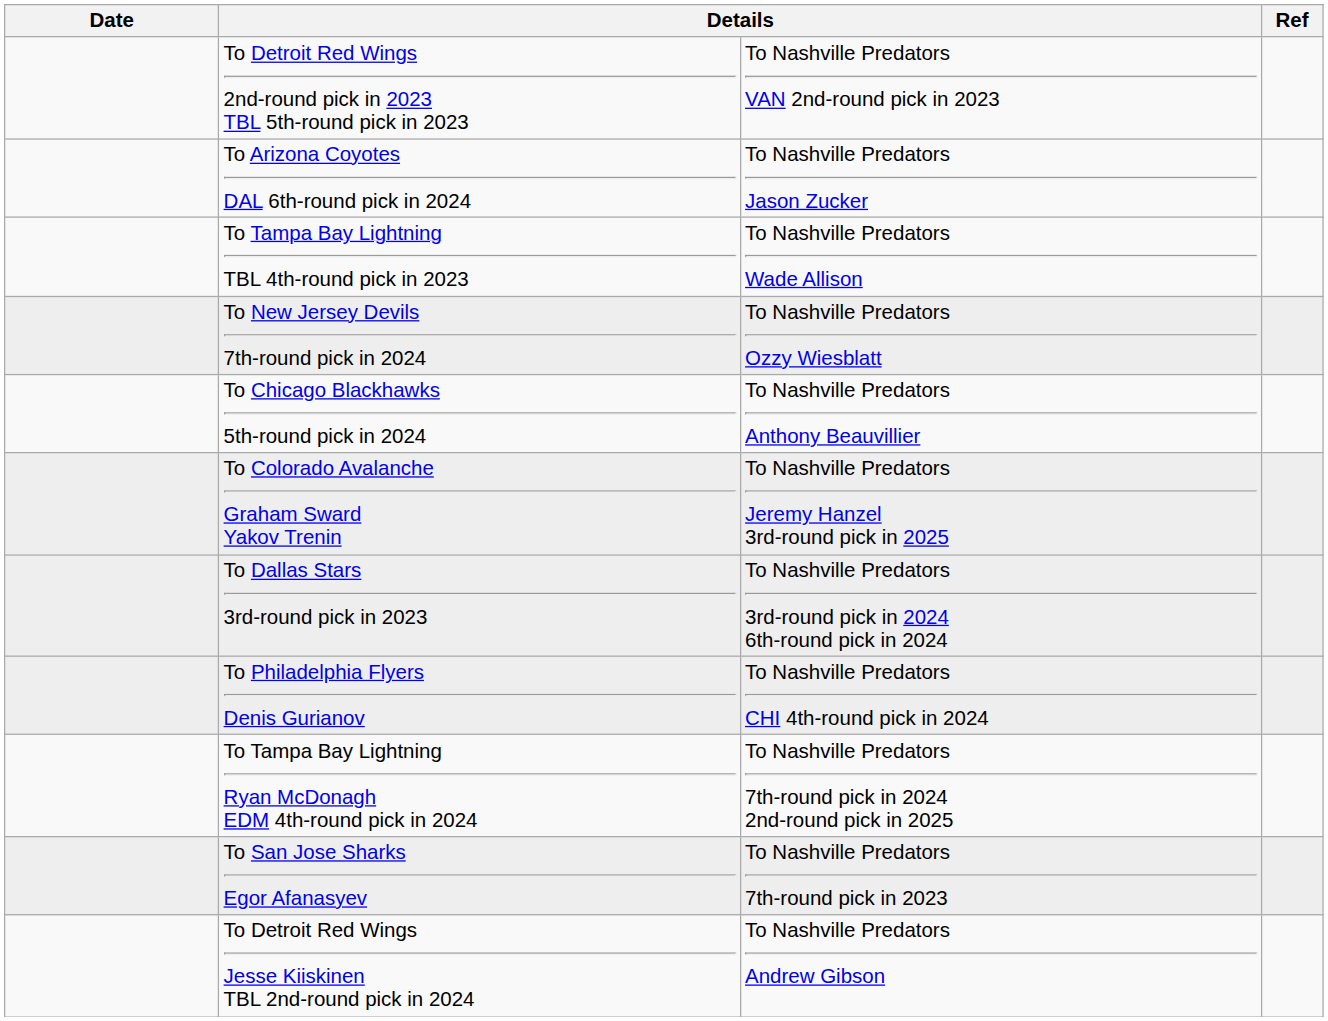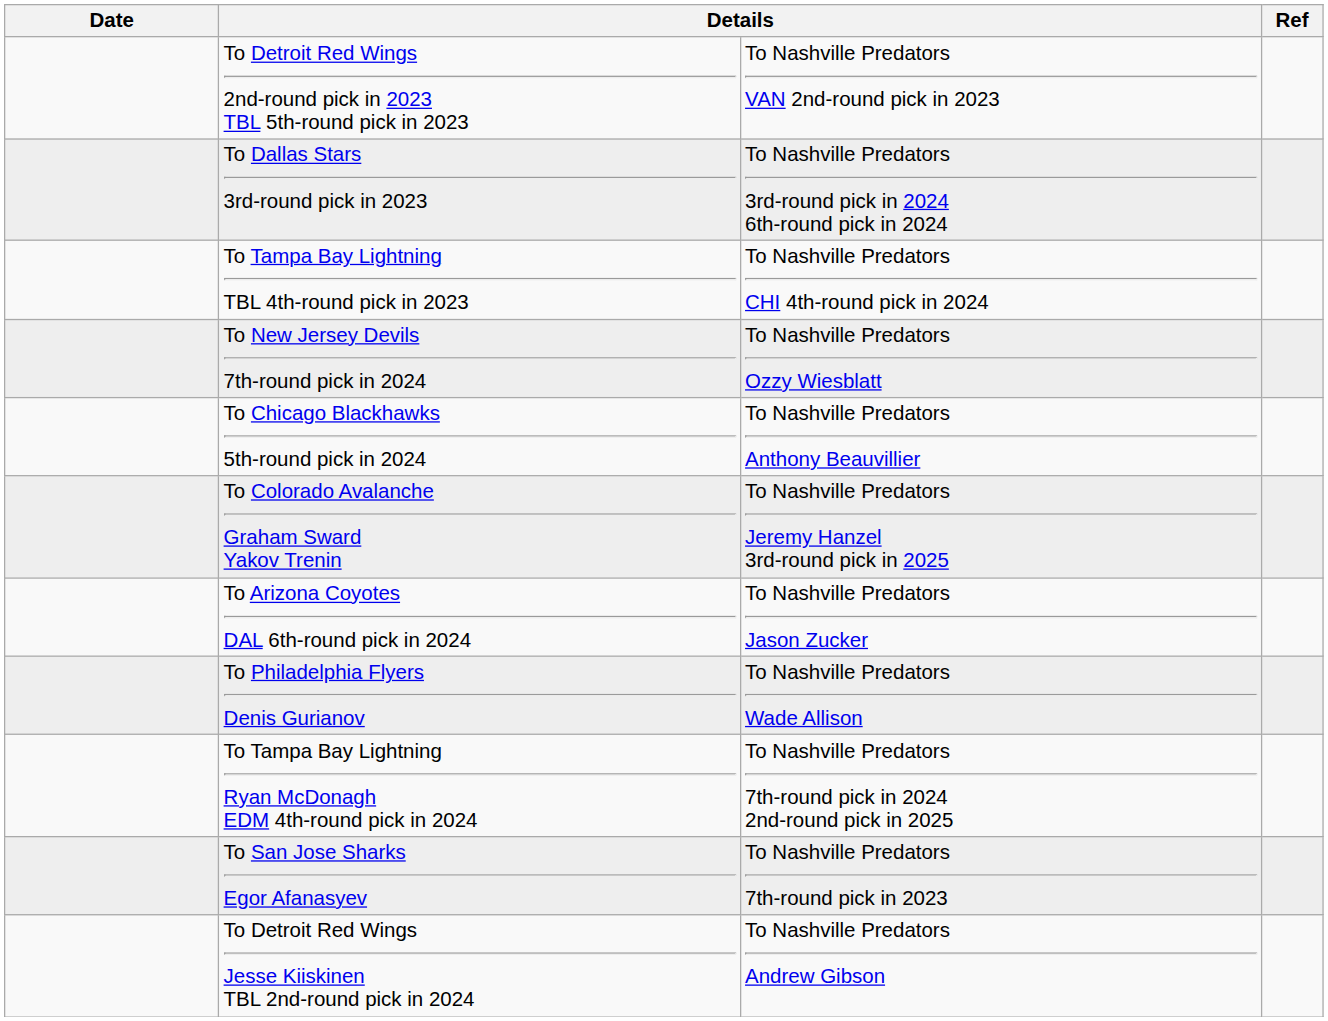rows swapped: (480, 593) <-> (480, 177)
(1001, 256) To Nashville Predators Wade Allison -> (1001, 279) To Nashville Predators CHI 4th-round pick in 2024
(1001, 695) To Nashville Predators CHI 4th-round pick in 2024 -> (1001, 695) To Nashville Predators Wade Allison
